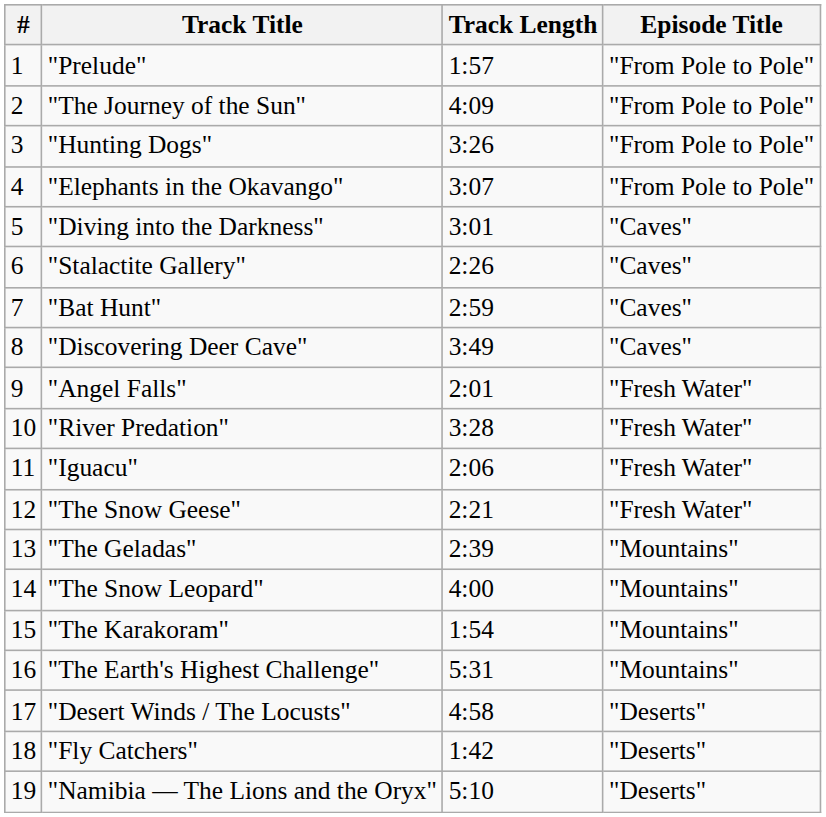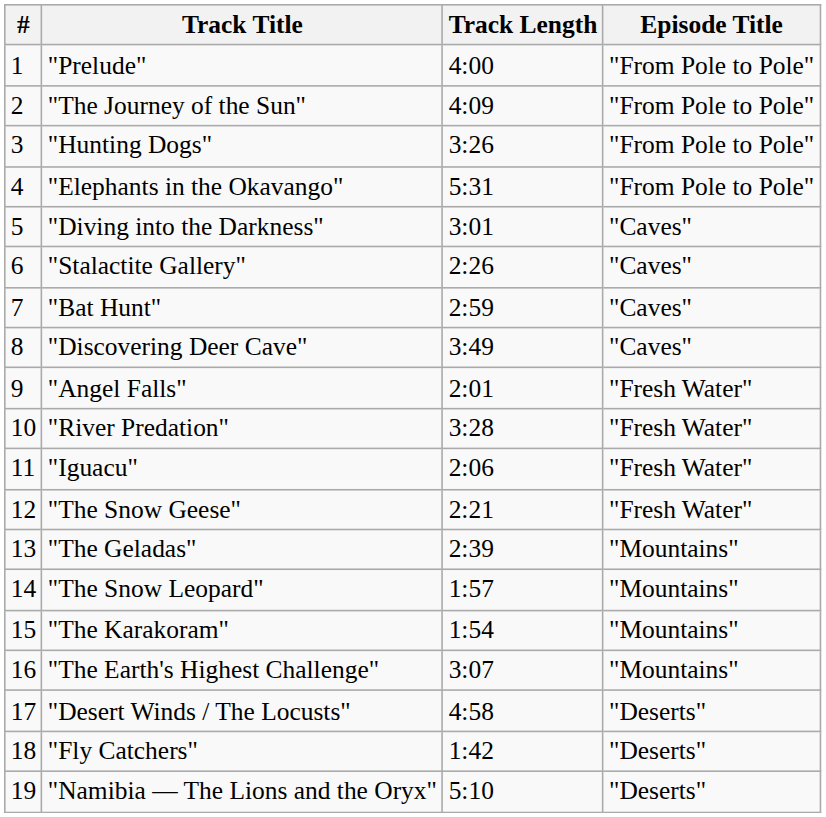(471, 65) 1:57 -> (471, 65) 4:00
(471, 186) 3:07 -> (471, 186) 5:31
(471, 589) 4:00 -> (471, 589) 1:57
(471, 670) 5:31 -> (471, 670) 3:07
